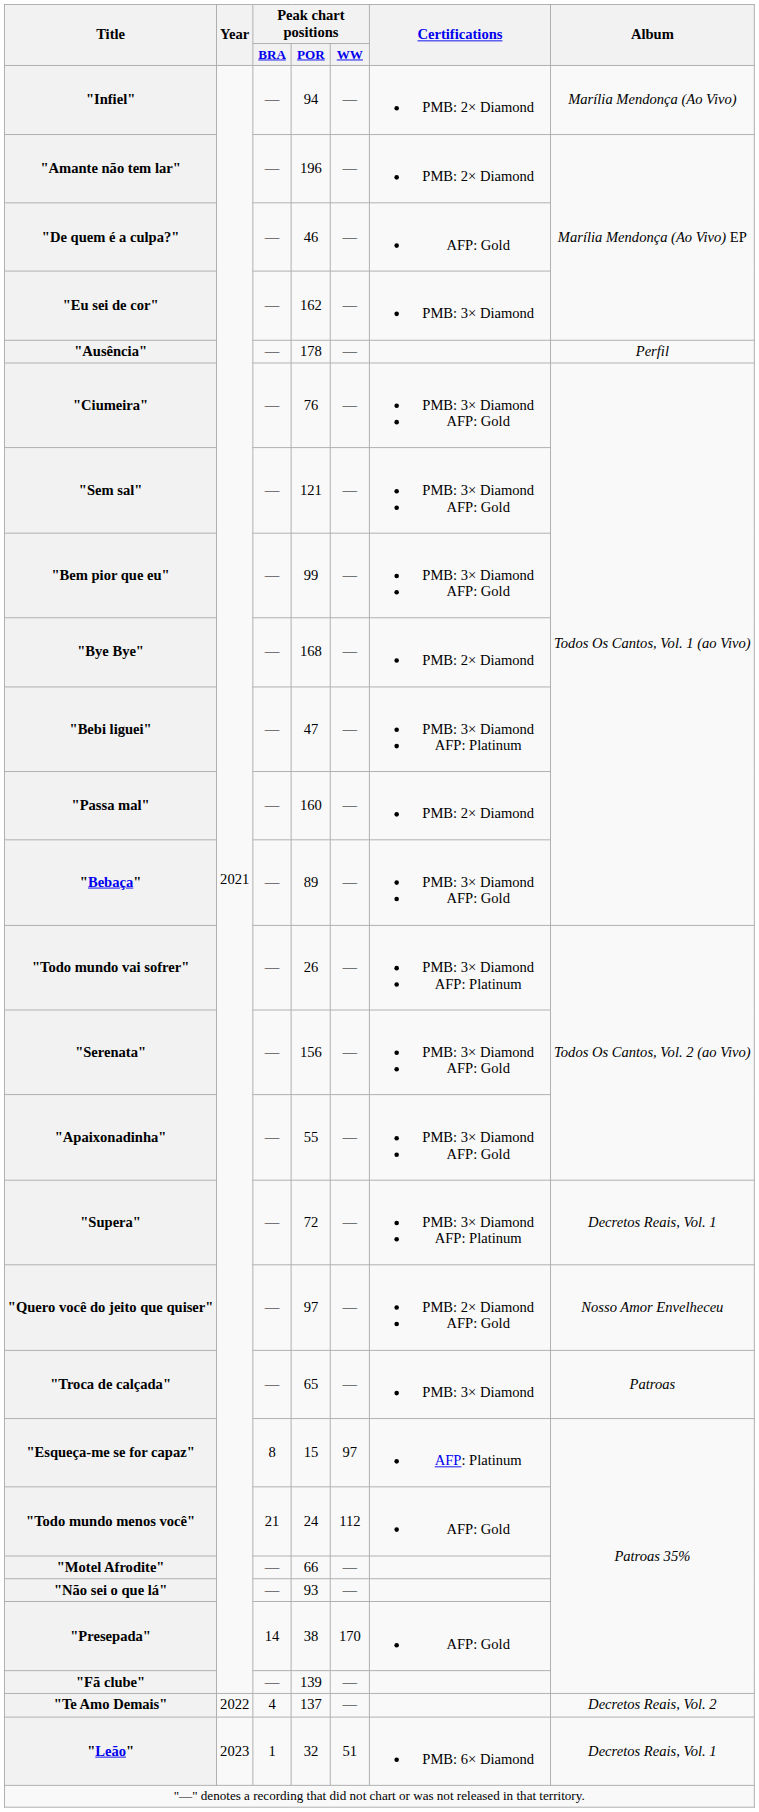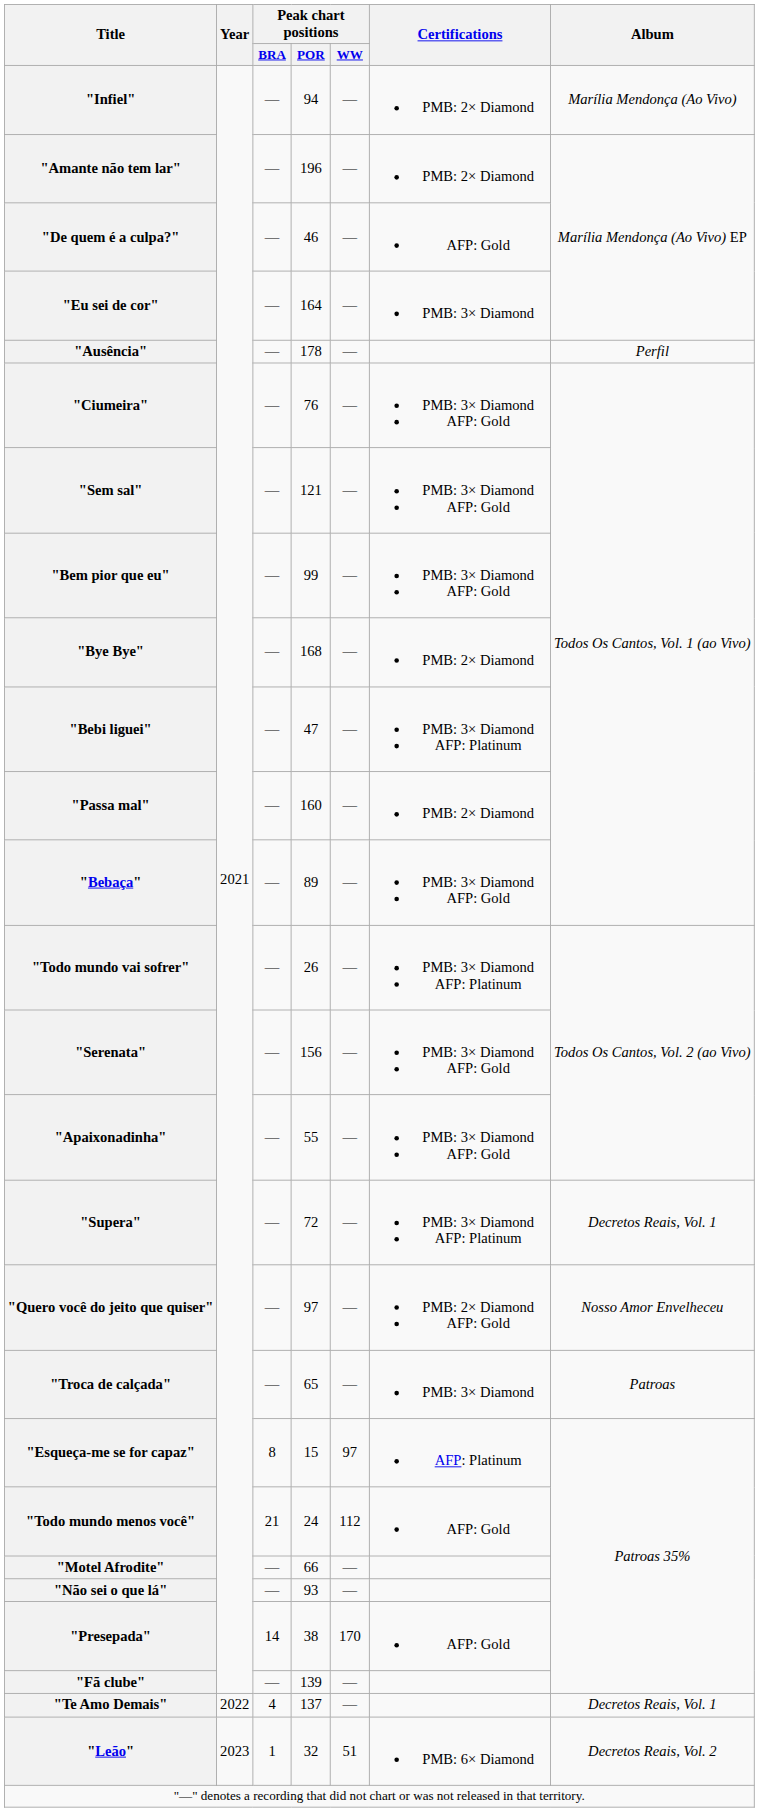(311, 305) 162 -> (311, 305) 164
(652, 1705) Decretos Reais, Vol. 2 -> (652, 1705) Decretos Reais, Vol. 1
(652, 1750) Decretos Reais, Vol. 1 -> (652, 1750) Decretos Reais, Vol. 2
